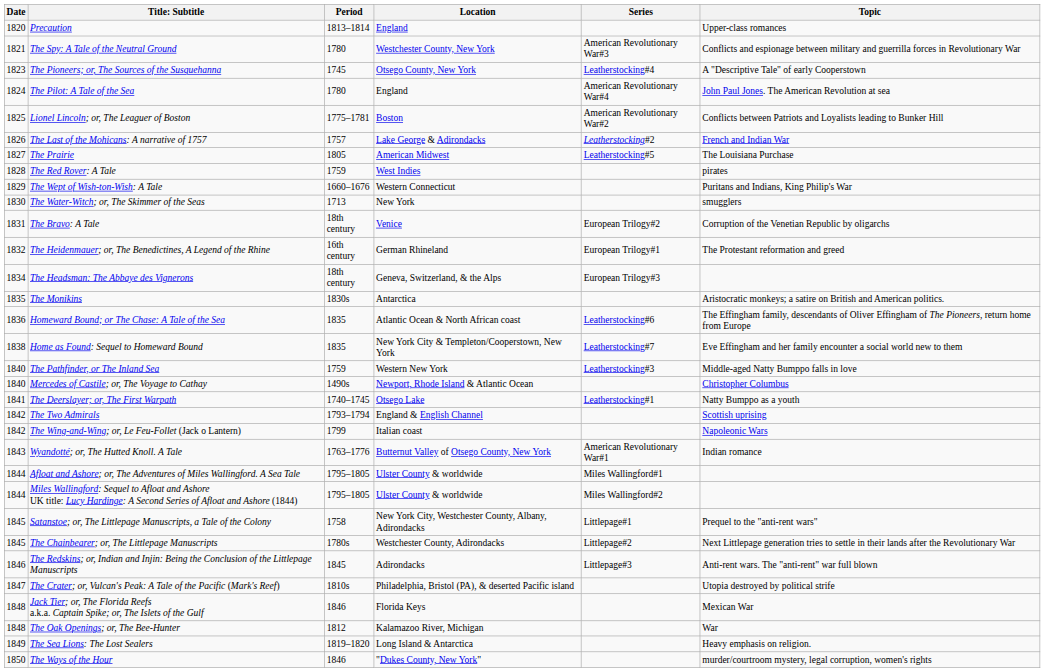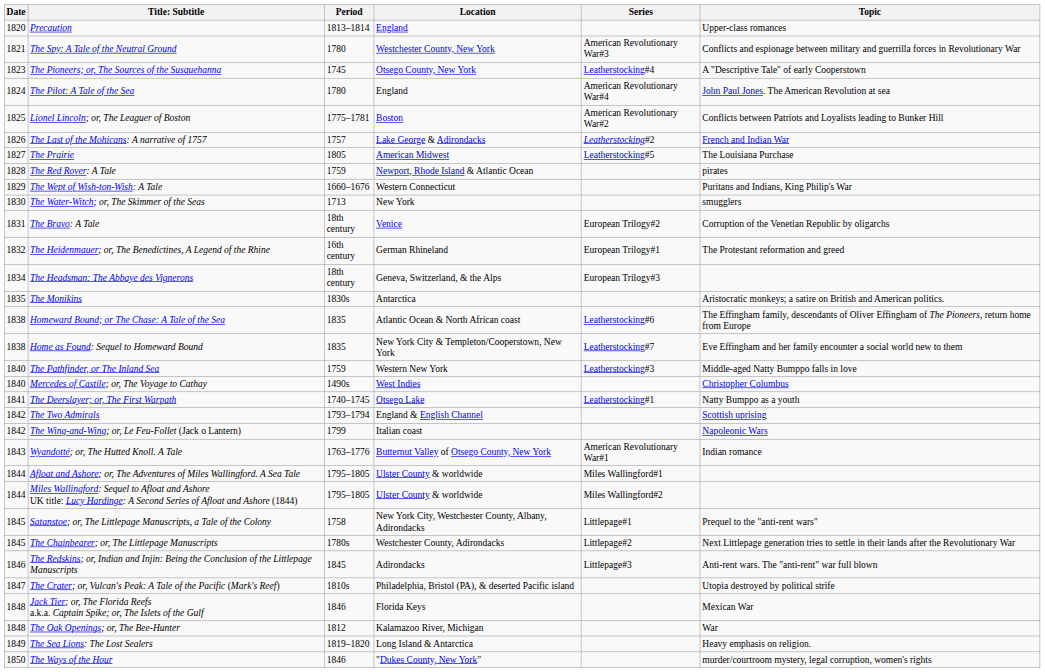(398, 171) West Indies -> (455, 171) Newport, Rhode Island & Atlantic Ocean
(16, 320) 1836 -> (16, 320) 1838
(455, 384) Newport, Rhode Island & Atlantic Ocean -> (398, 384) West Indies
